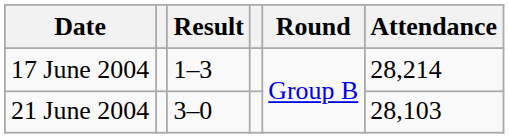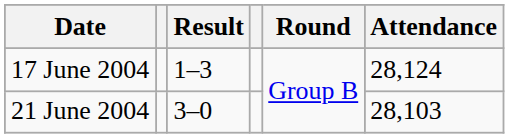(406, 69) 28,214 -> (406, 69) 28,124
